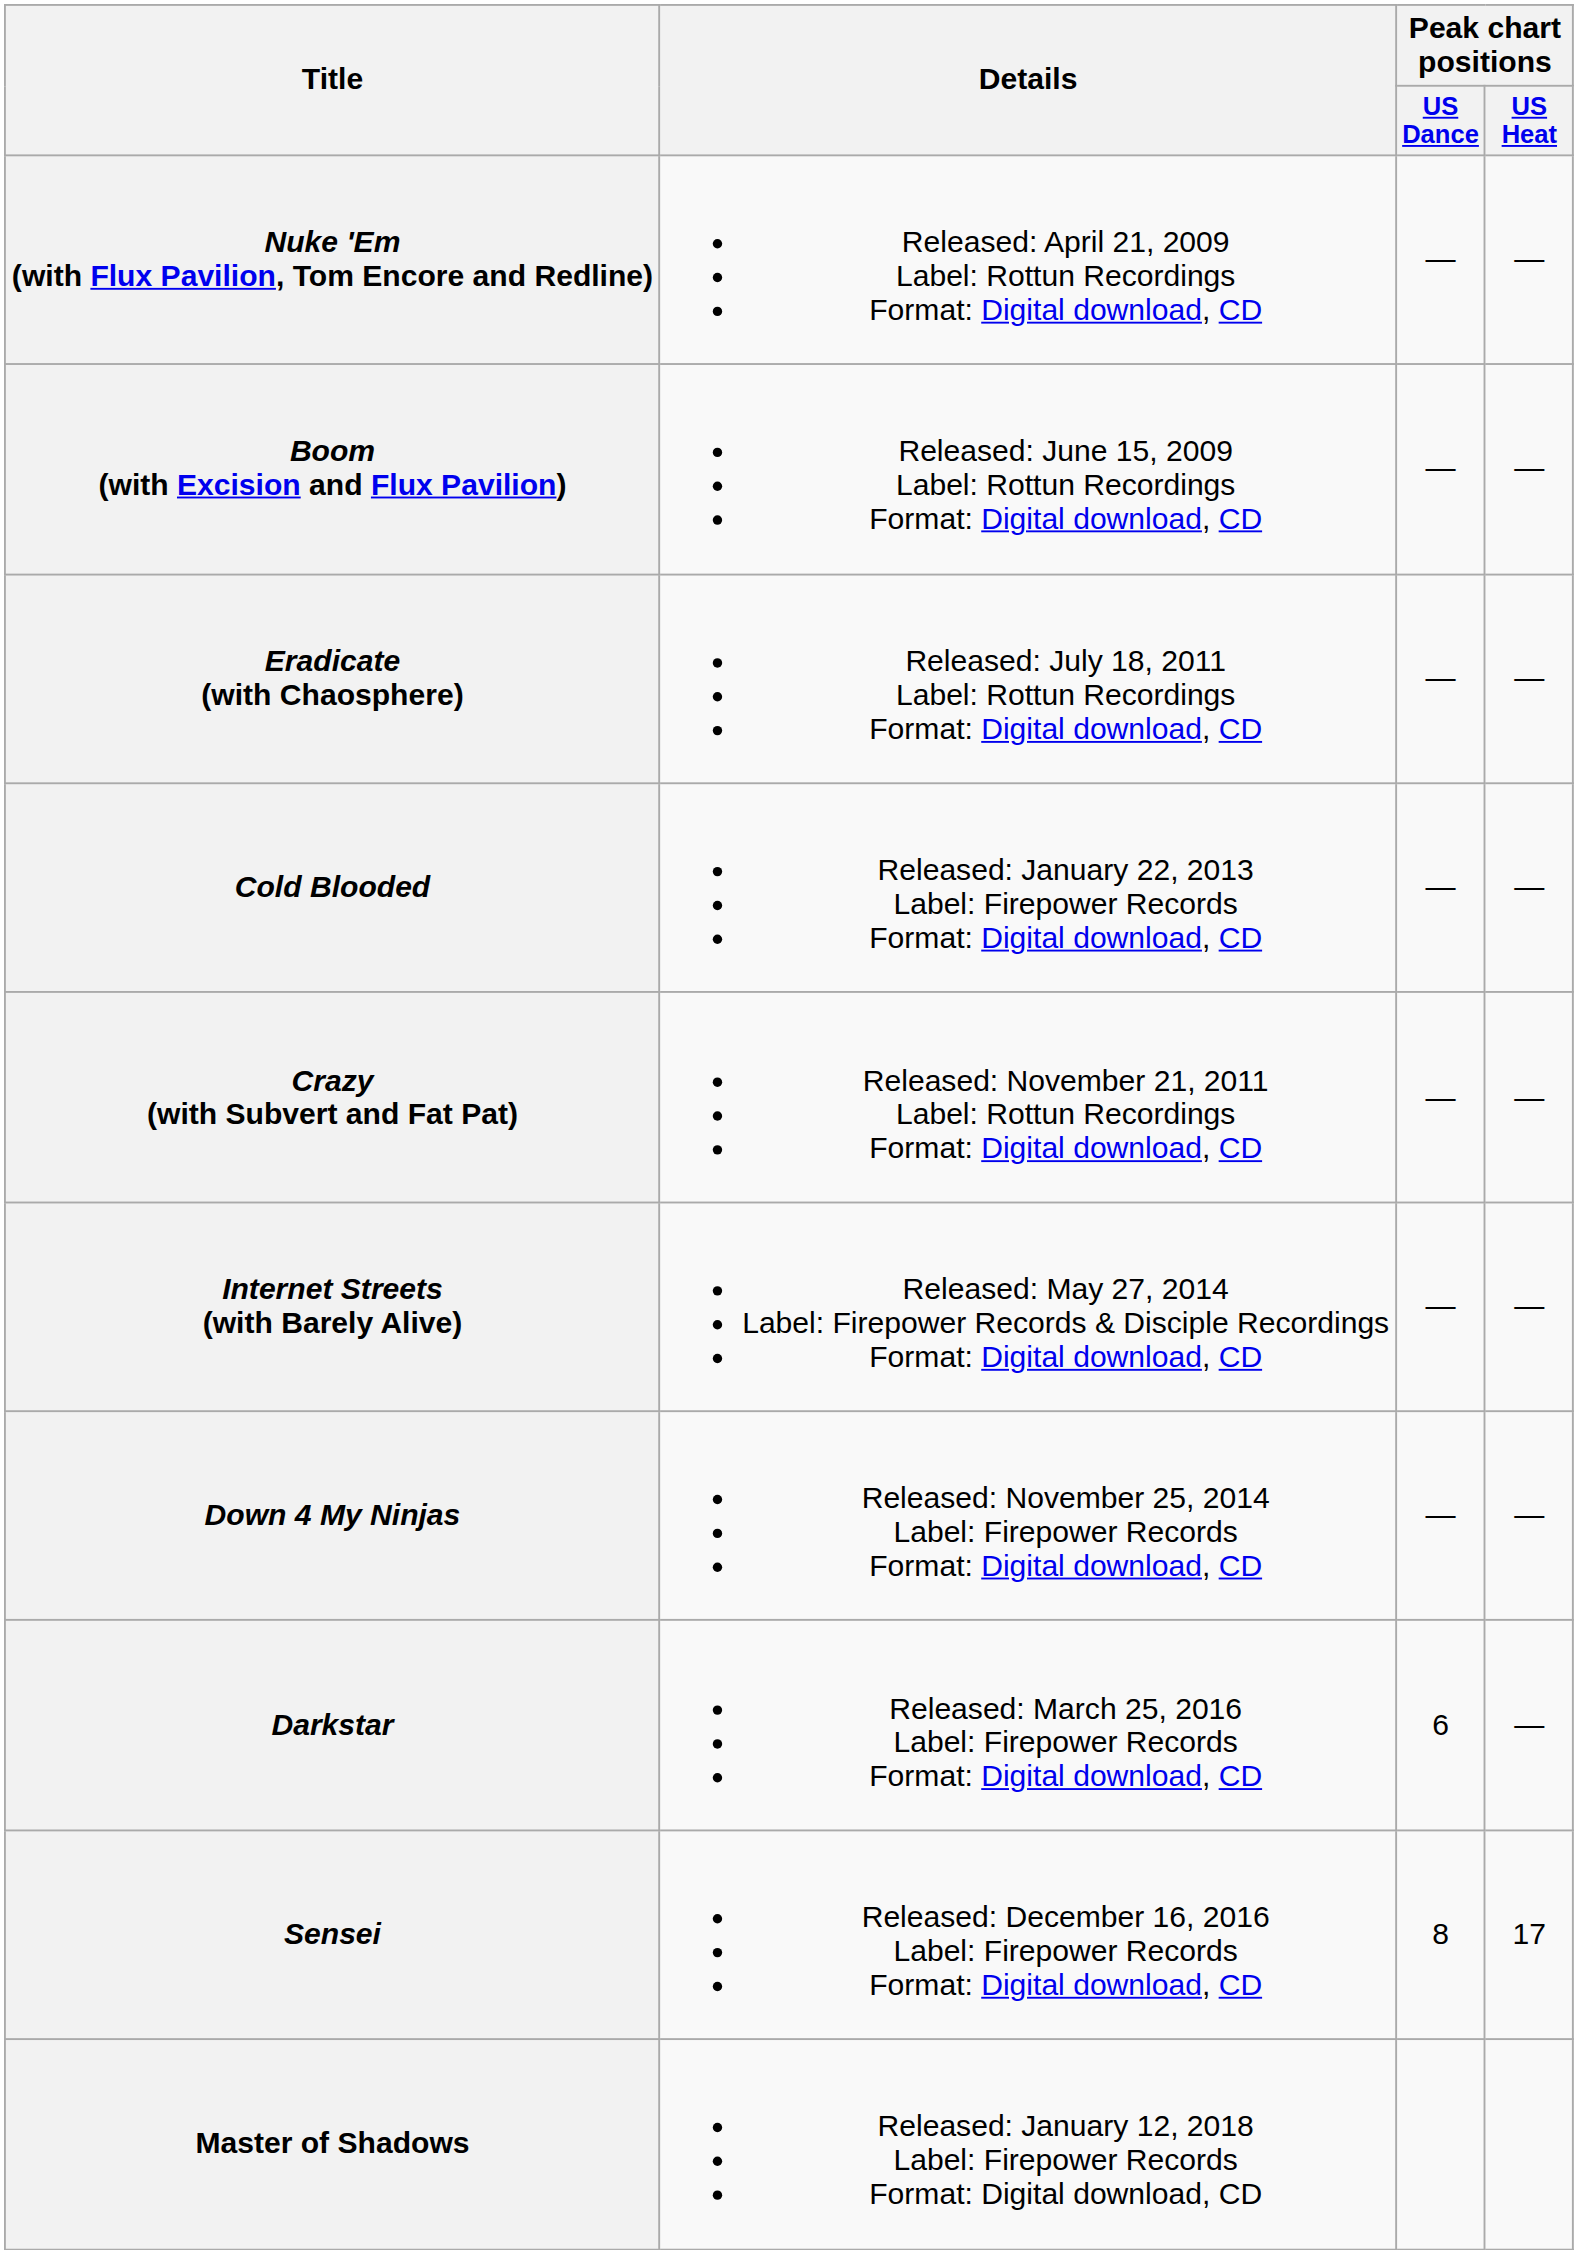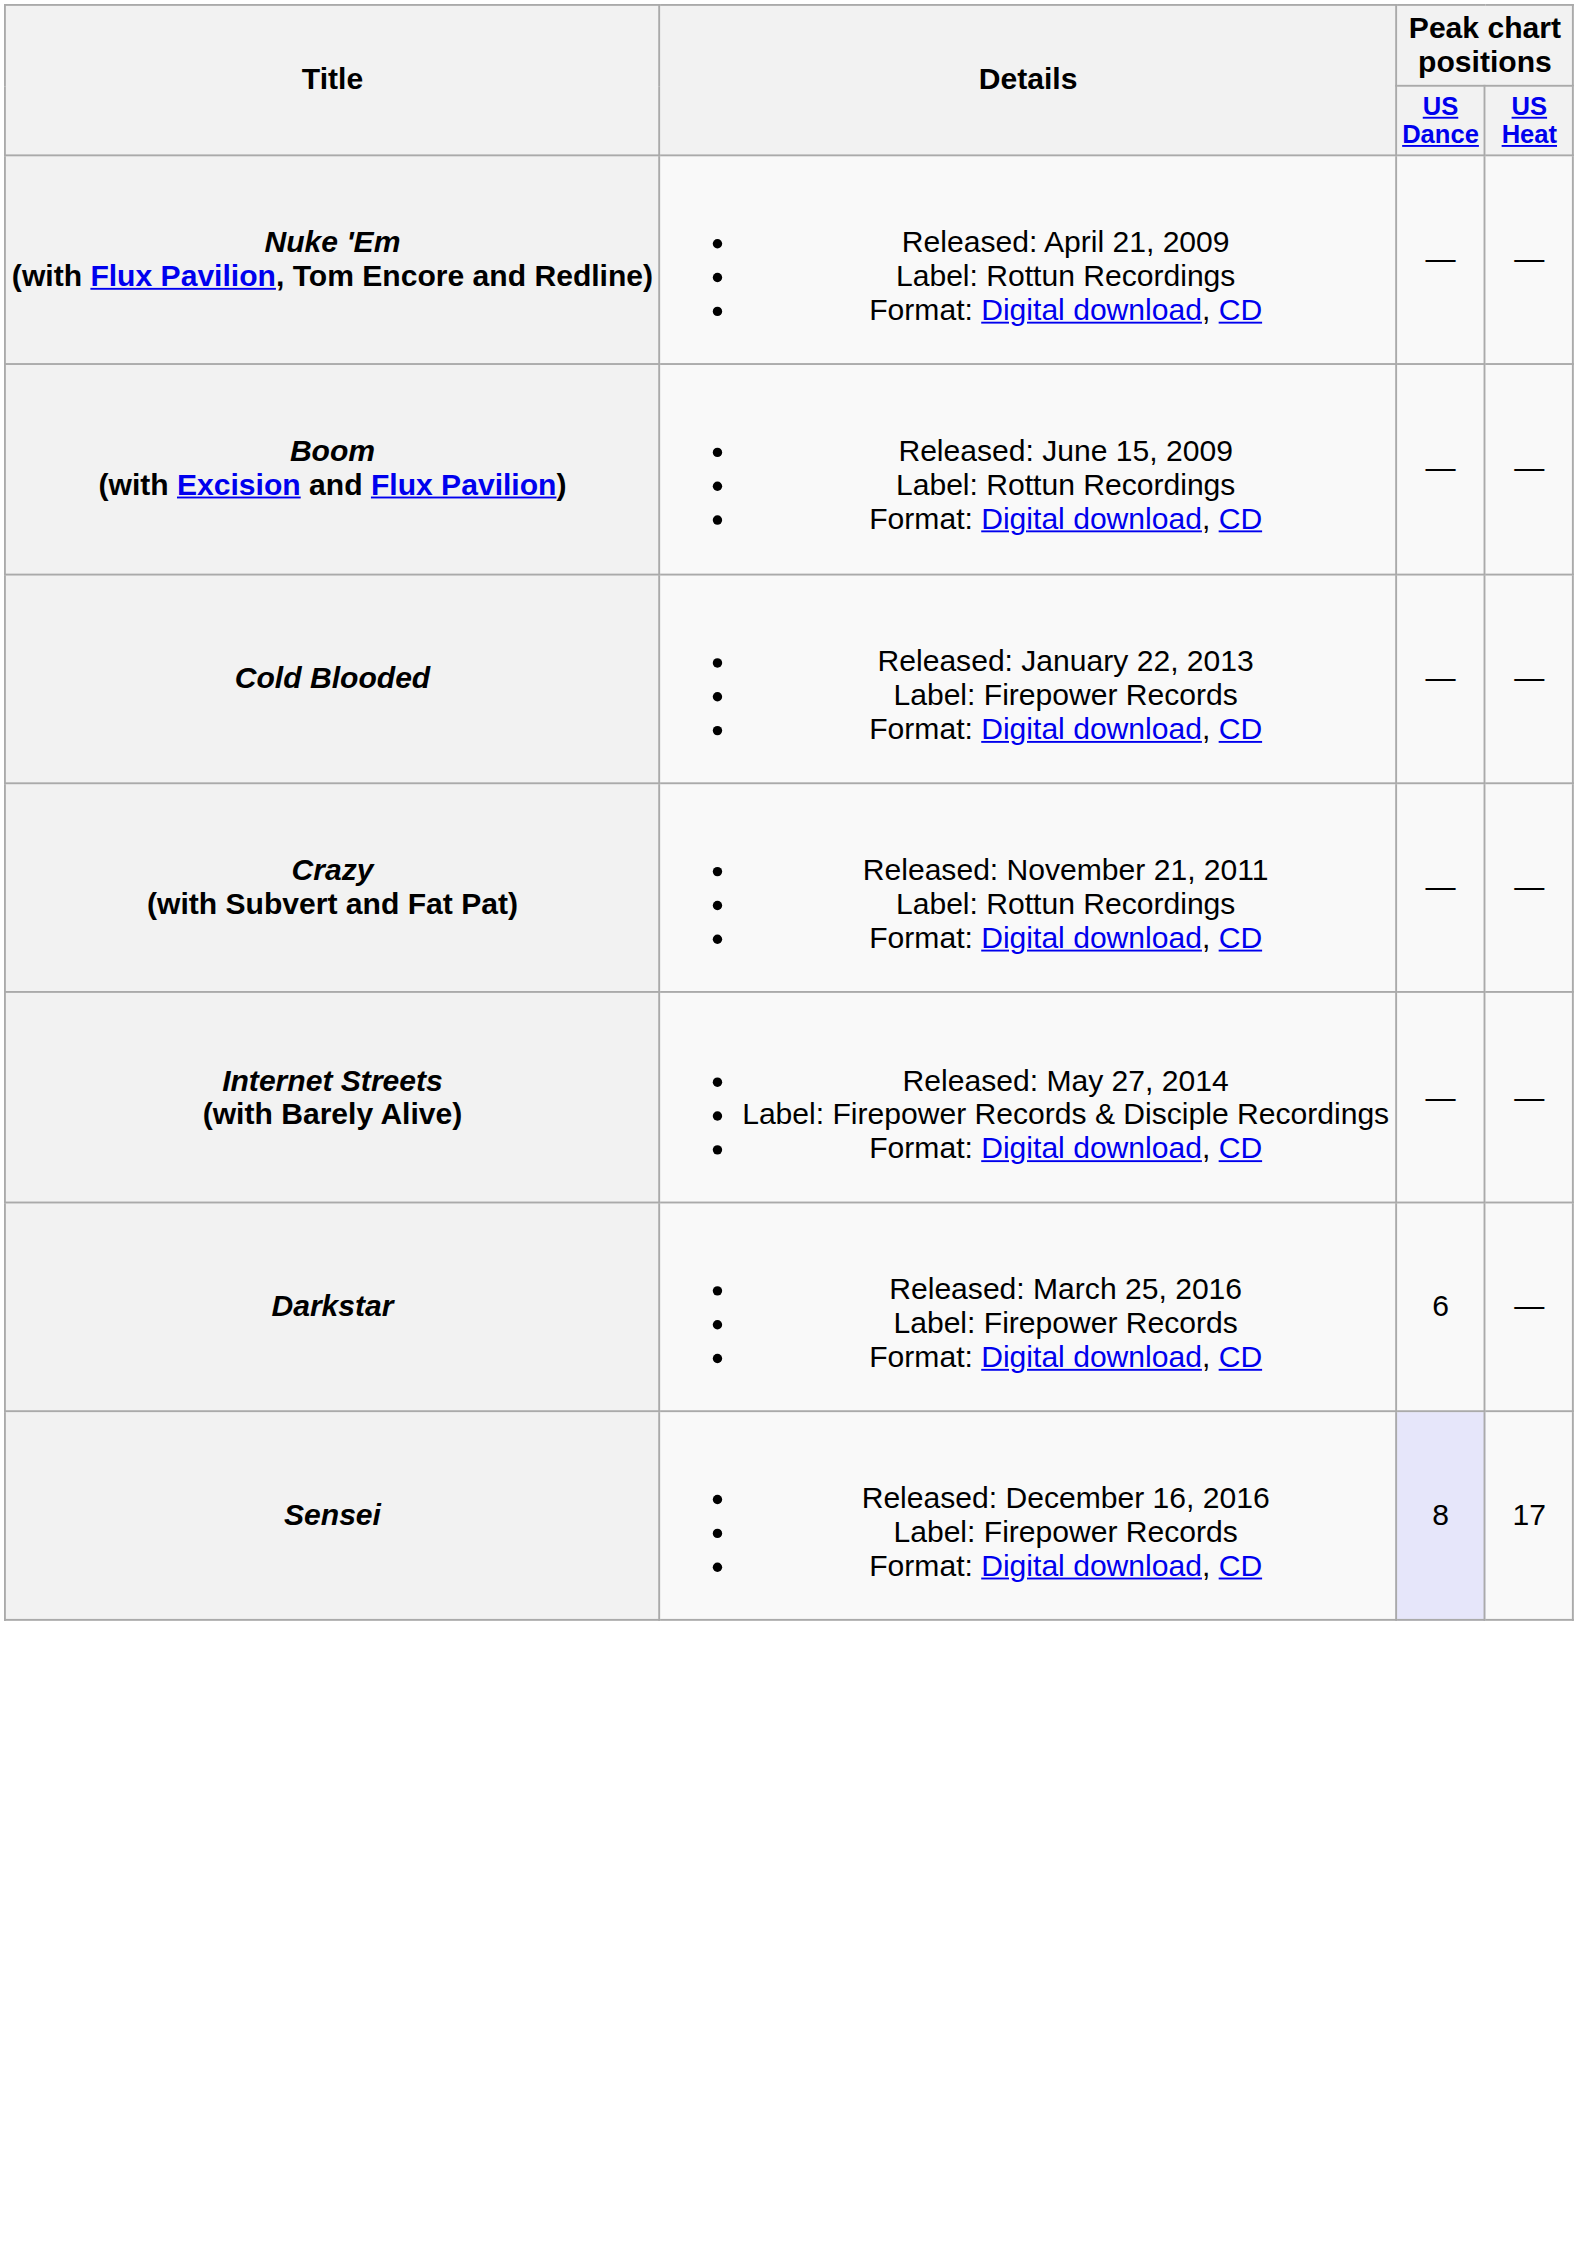- row: (332, 678)
- row: (332, 1515)
(1441, 1934) no background -> (1441, 1515) lavender background
- row: (332, 2143)
